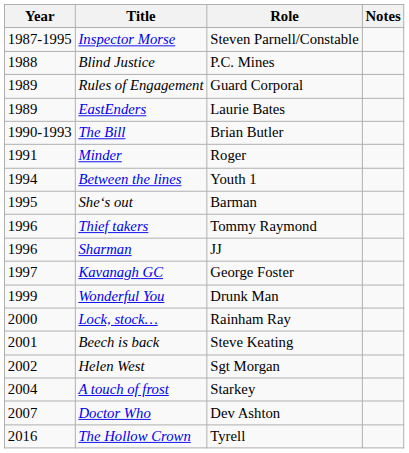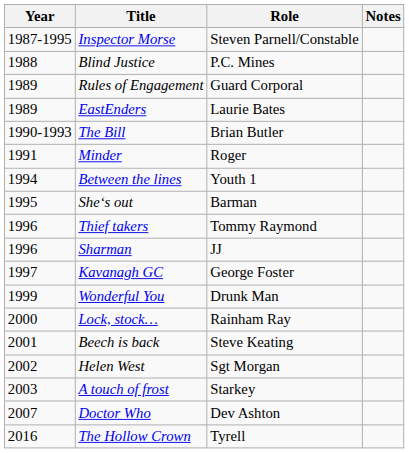(23, 389) 2004 -> (23, 389) 2003
